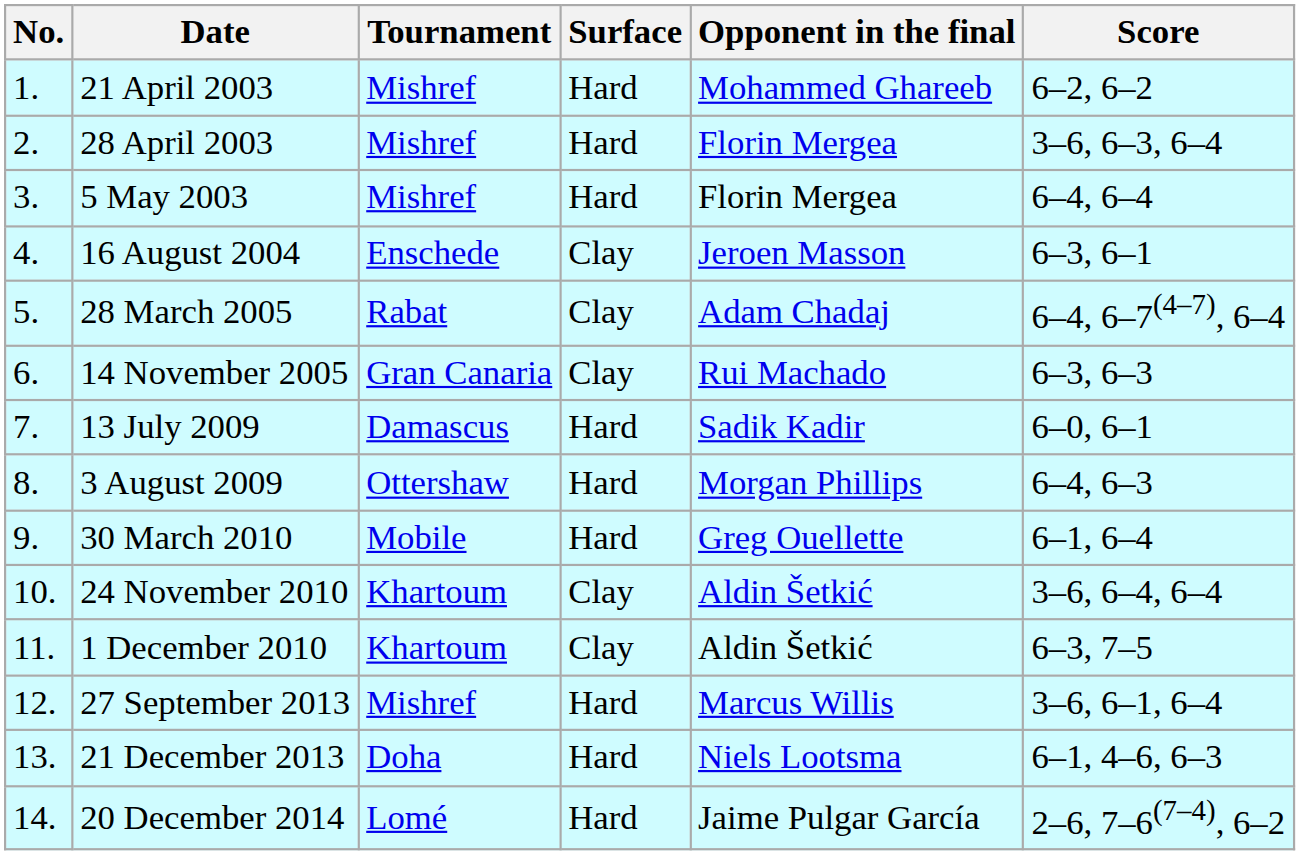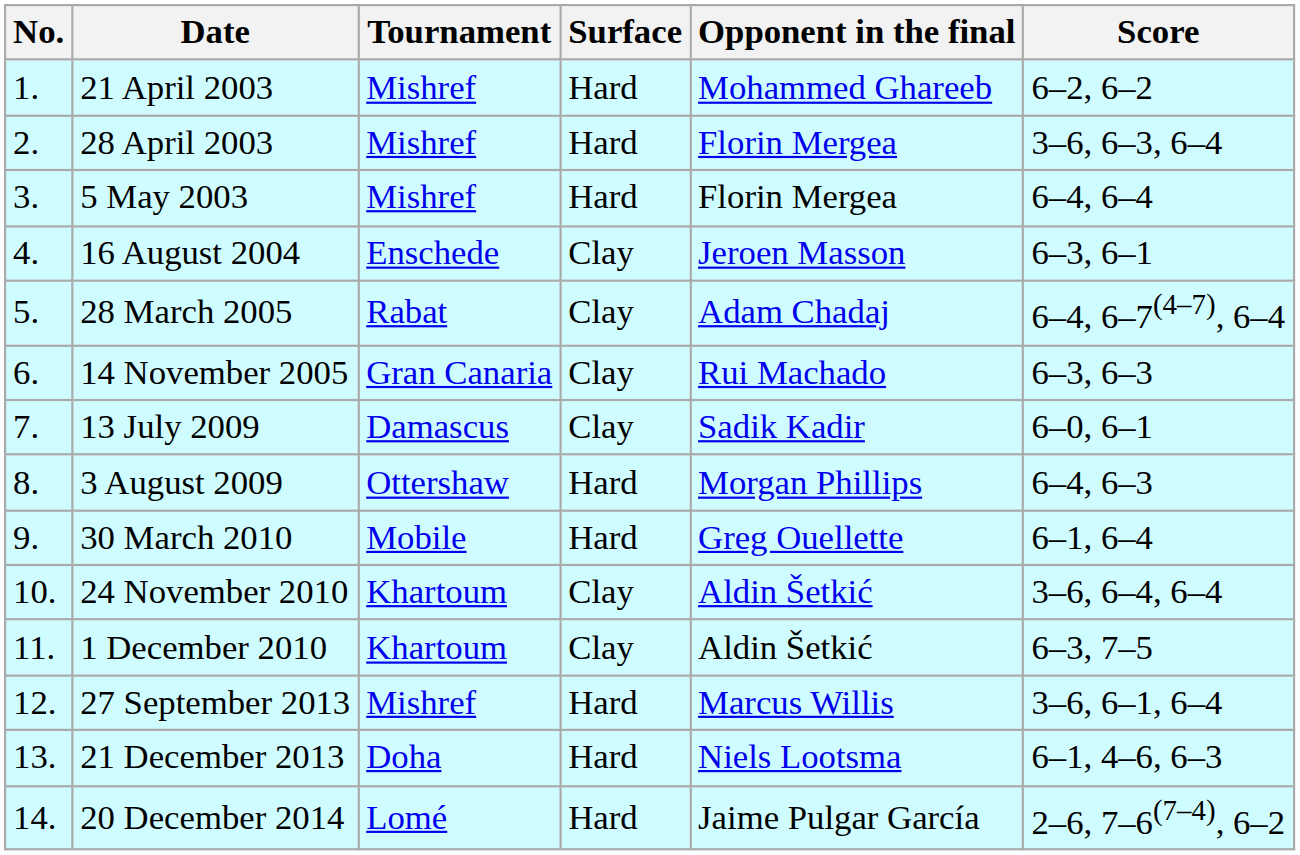(603, 426) Hard -> (601, 426) Clay
